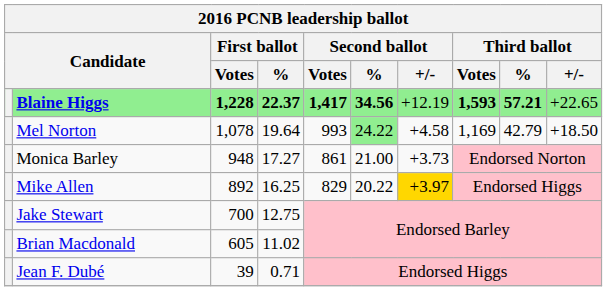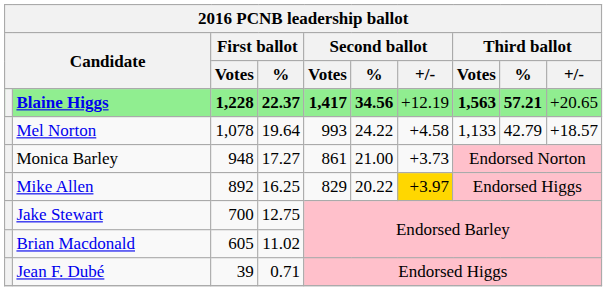(477, 102) 1,593 -> (477, 102) 1,563
(574, 102) +22.65 -> (574, 102) +20.65
(374, 131) lightgreen background -> (374, 131) no background
(477, 131) 1,169 -> (477, 131) 1,133
(574, 131) +18.50 -> (574, 131) +18.57
